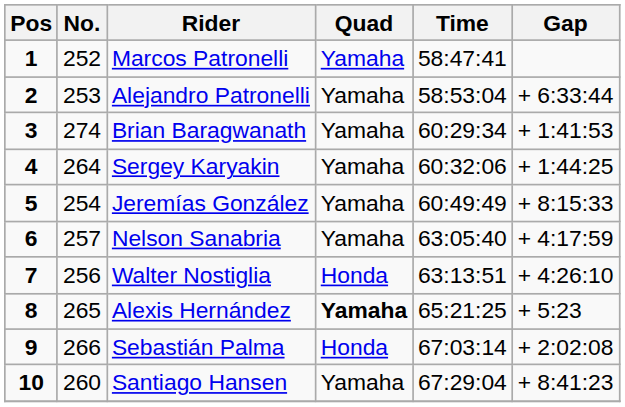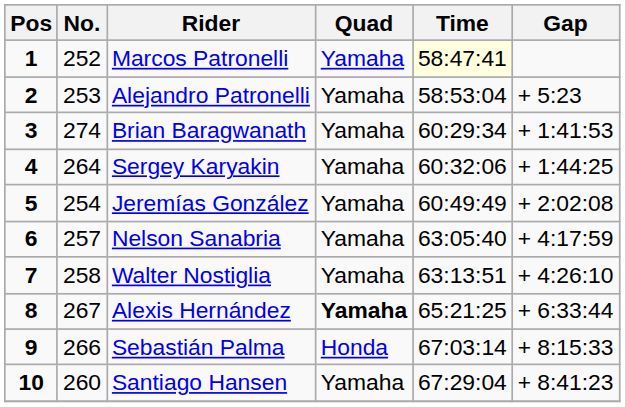(462, 58) no background -> (462, 58) lightyellow background
(566, 94) + 6:33:44 -> (550, 94) + 5:23
(566, 203) + 8:15:33 -> (566, 203) + 2:02:08
(82, 275) 256 -> (82, 275) 258
(354, 275) Honda -> (362, 275) Yamaha
(82, 311) 265 -> (82, 311) 267
(550, 311) + 5:23 -> (566, 311) + 6:33:44
(566, 347) + 2:02:08 -> (566, 347) + 8:15:33
